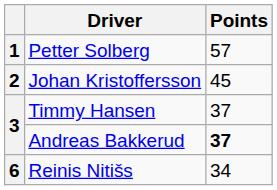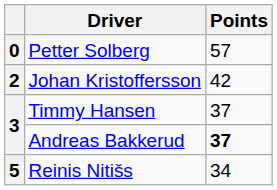(14, 50) 1 -> (14, 50) 0
(221, 80) 45 -> (221, 80) 42
(14, 170) 6 -> (14, 170) 5
